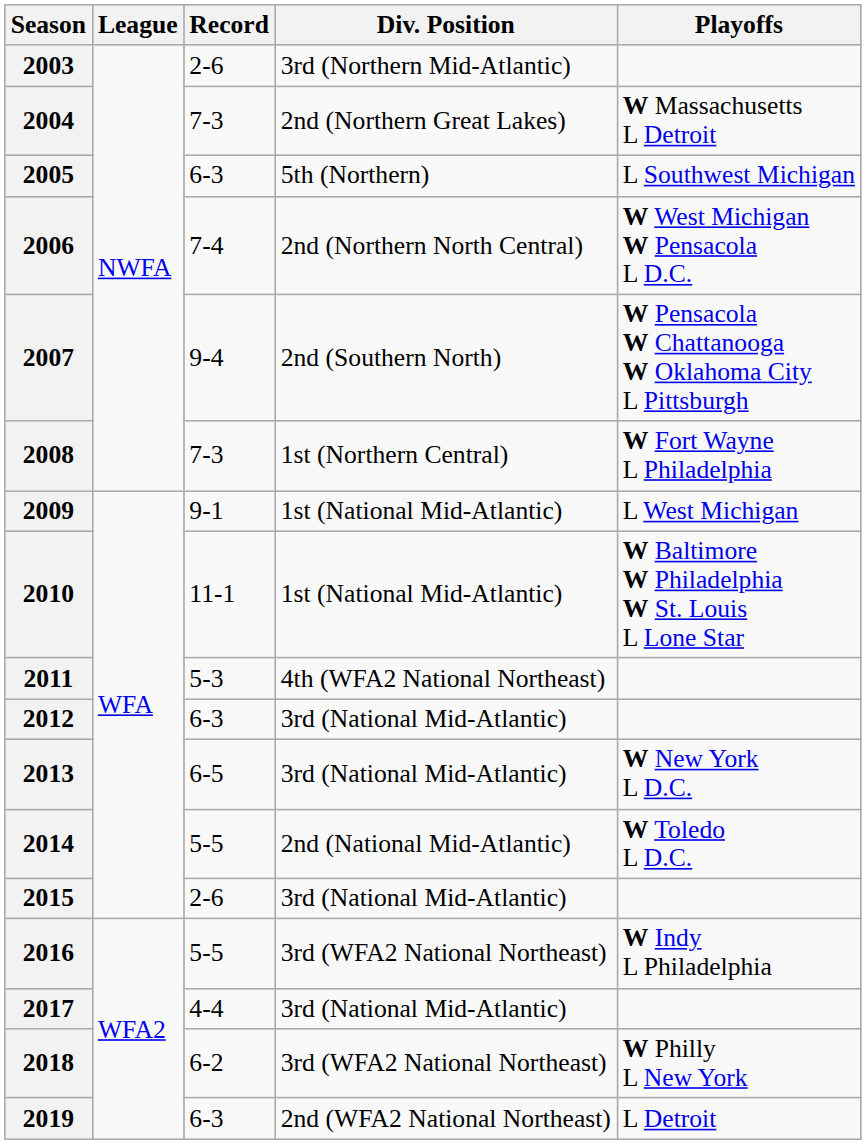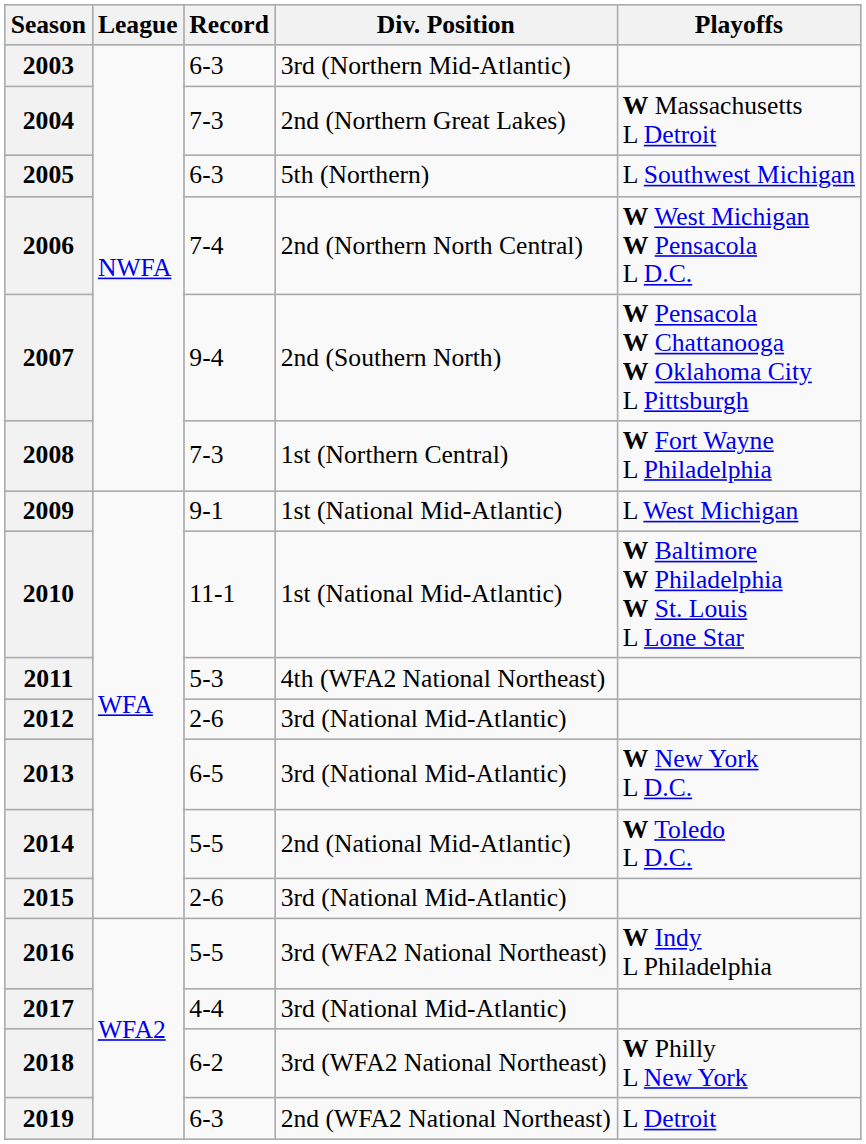(206, 65) 2-6 -> (206, 65) 6-3
(206, 718) 6-3 -> (206, 718) 2-6
